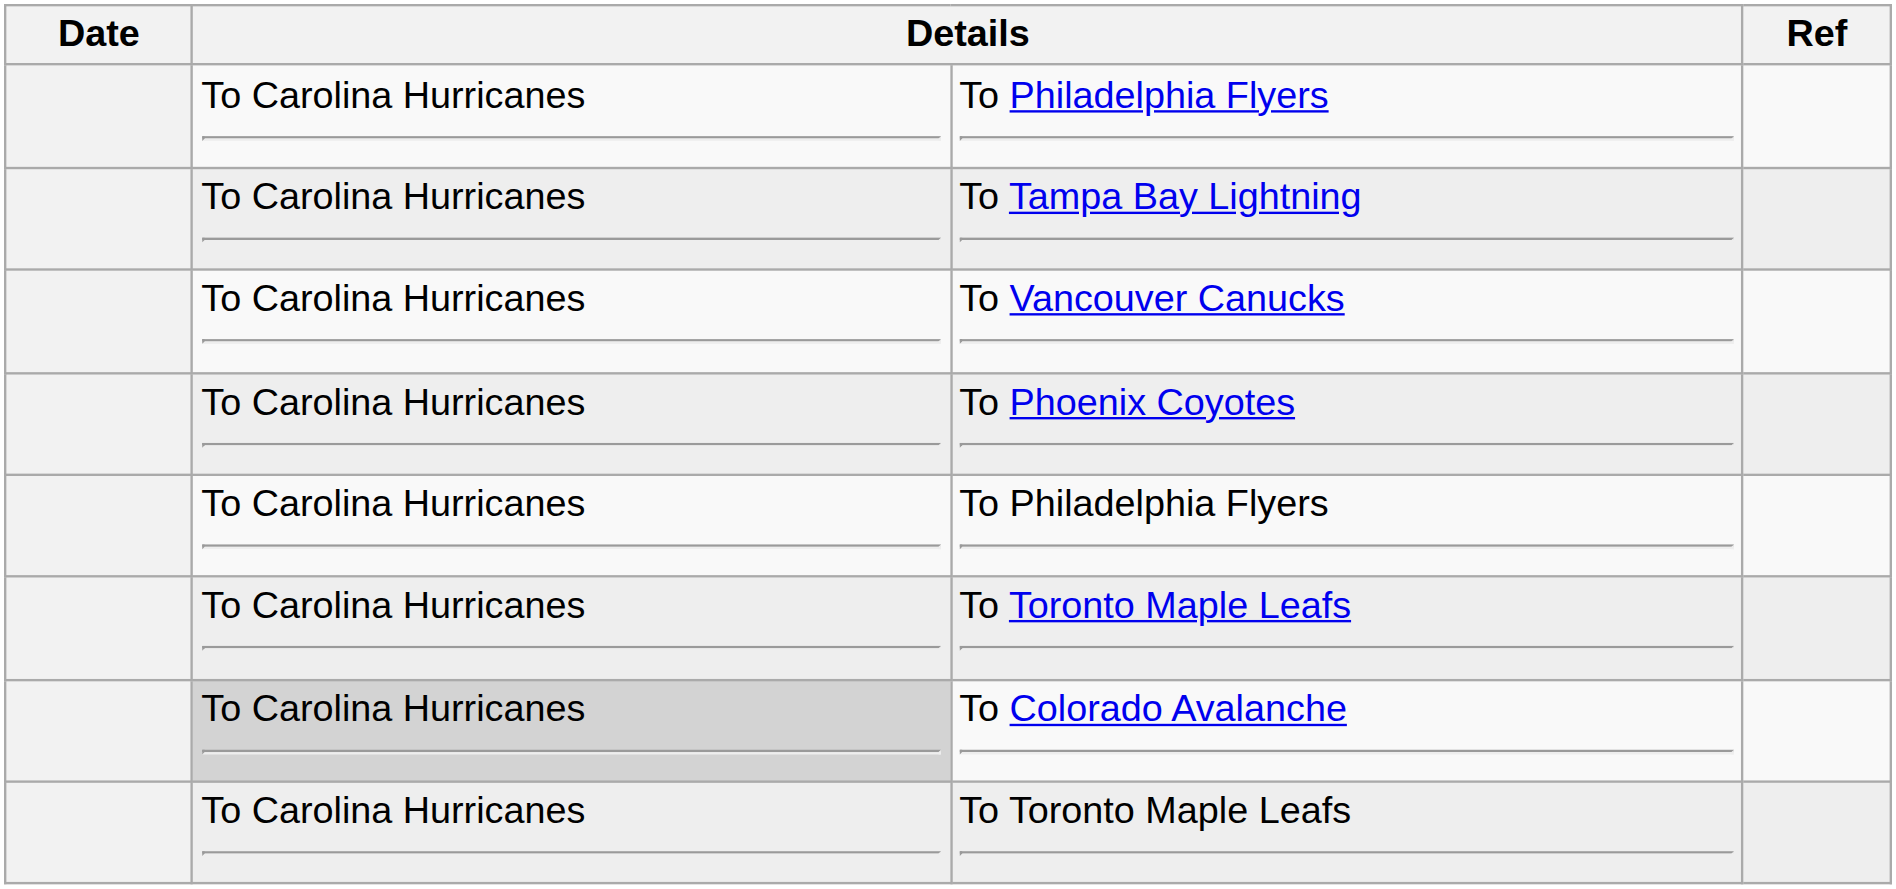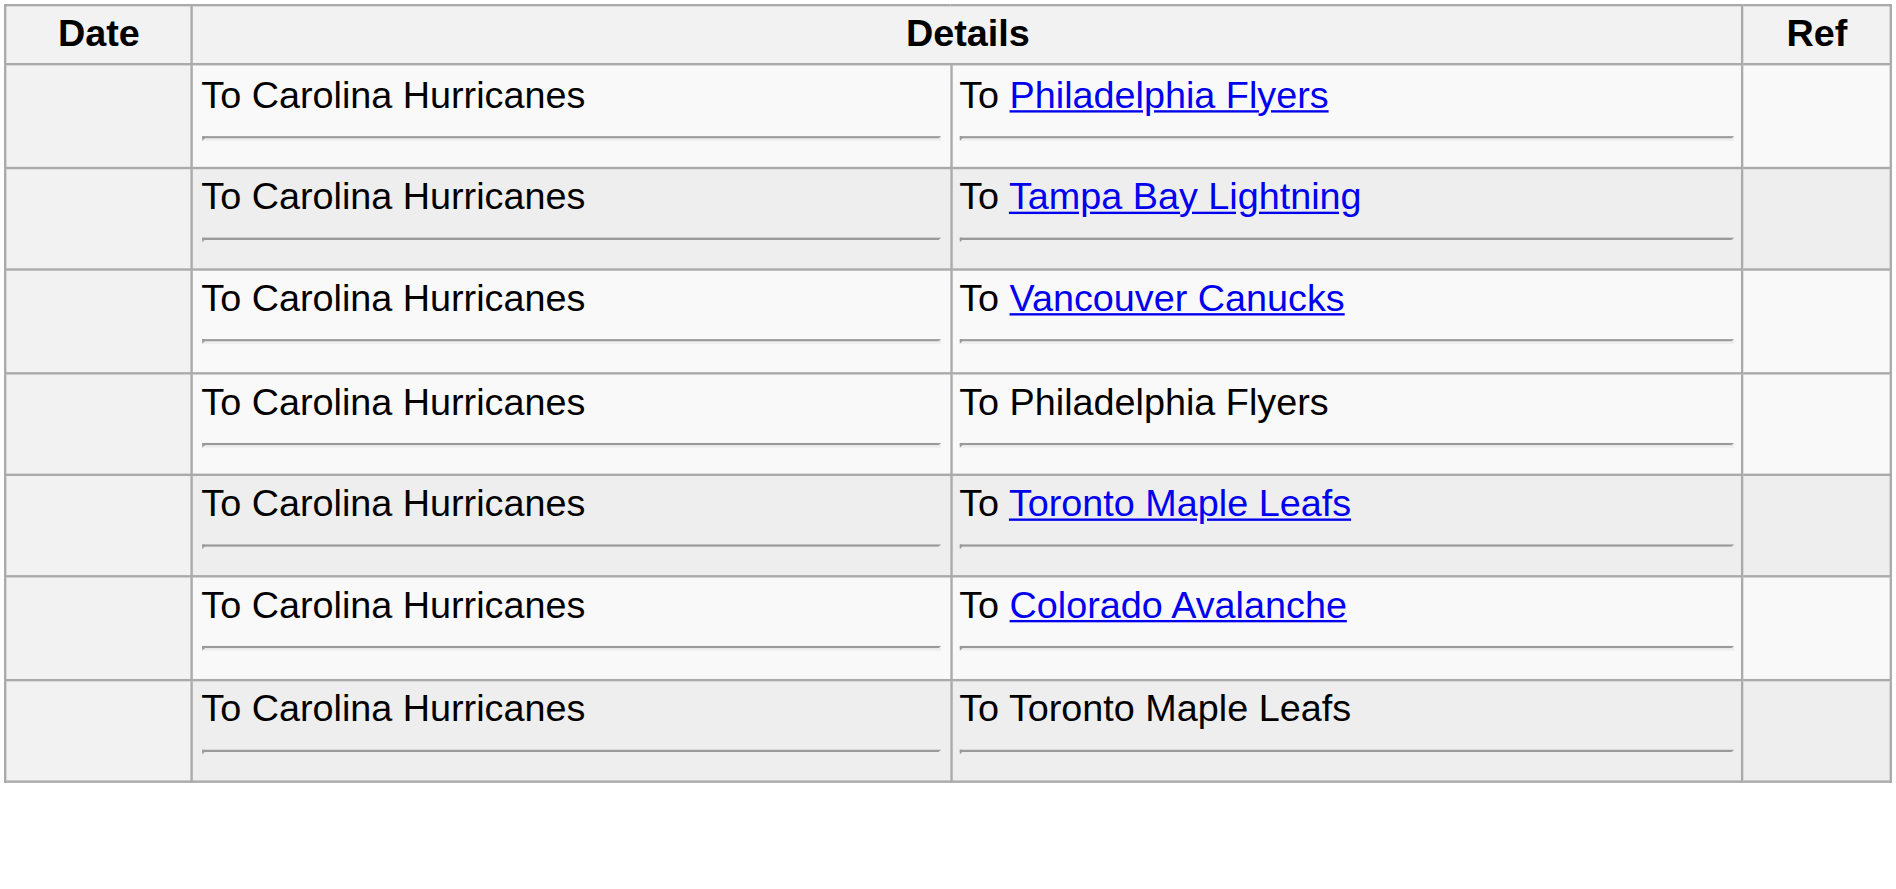- row: (99, 423)
(572, 721) lightgrey background -> (572, 619) no background
